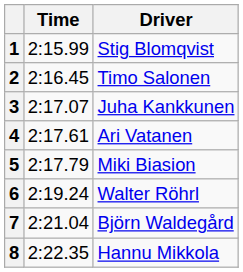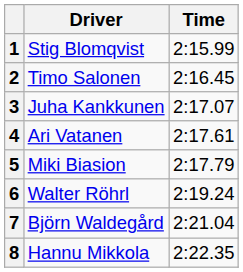columns swapped: (166, 19) <-> (58, 19)
